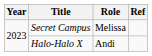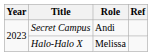(110, 28) Melissa -> (105, 28) Andi
(105, 43) Andi -> (110, 43) Melissa
